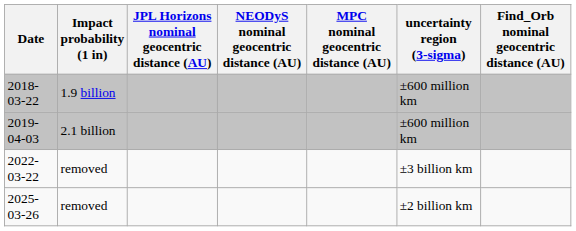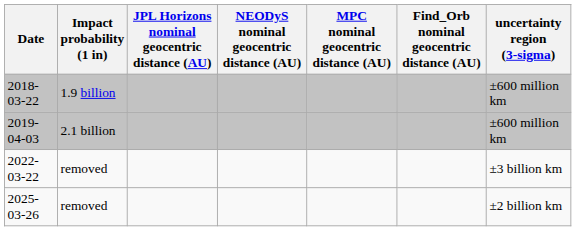columns swapped: (526, 39) <-> (439, 39)
